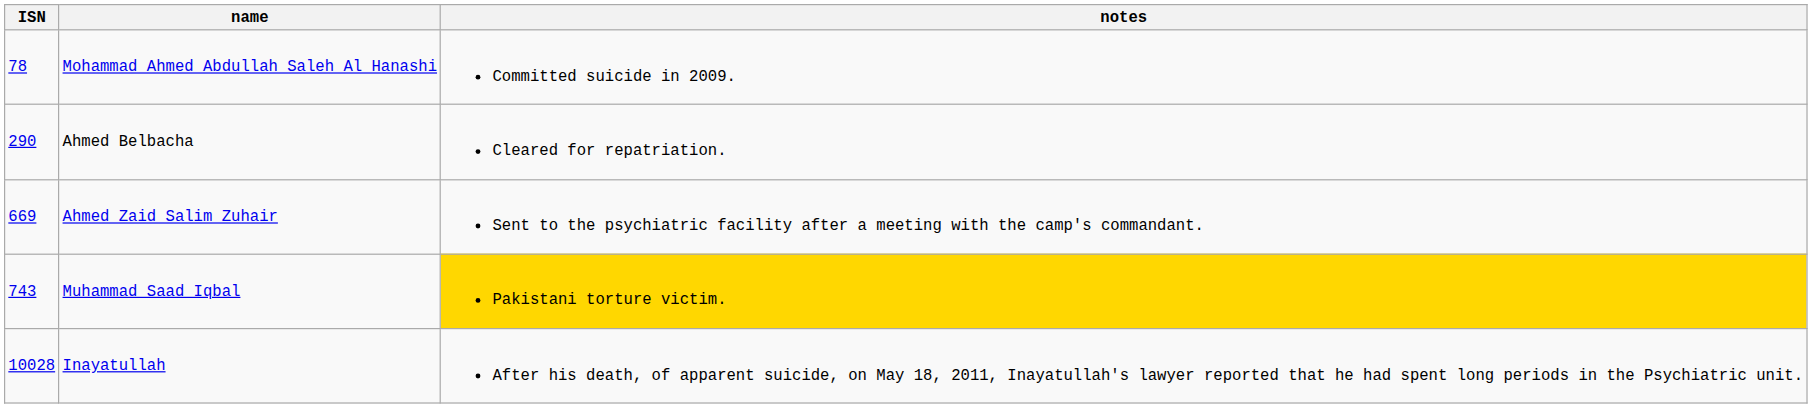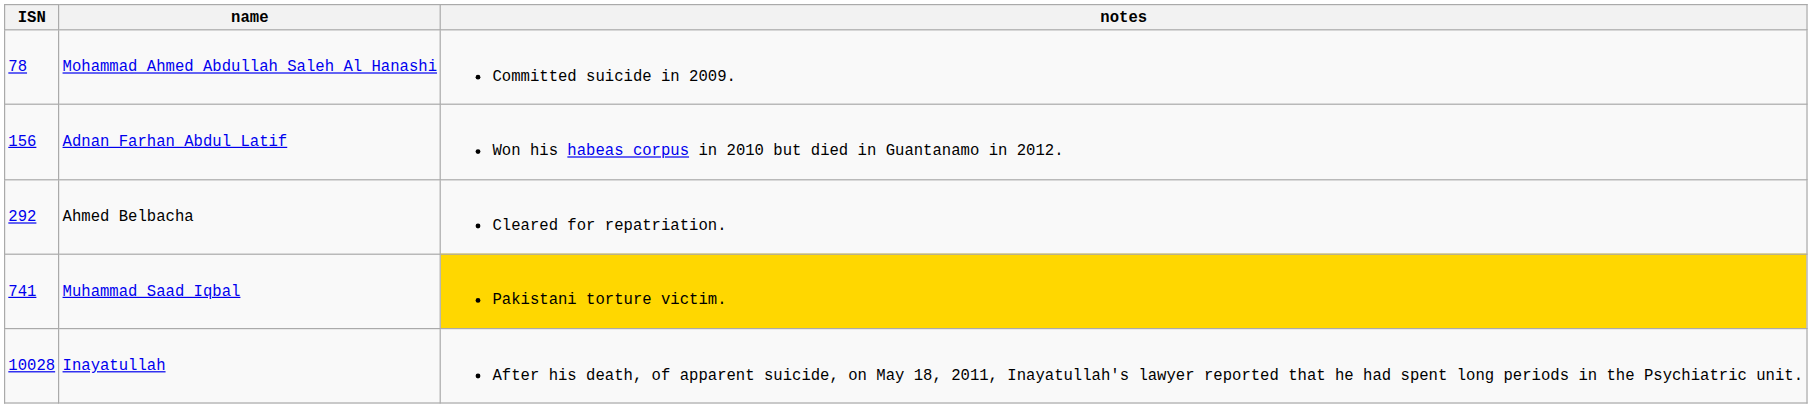+ row: (175, 142)
(22, 142) 290 -> (22, 217) 292
- row: (170, 217)
(22, 291) 743 -> (22, 291) 741
